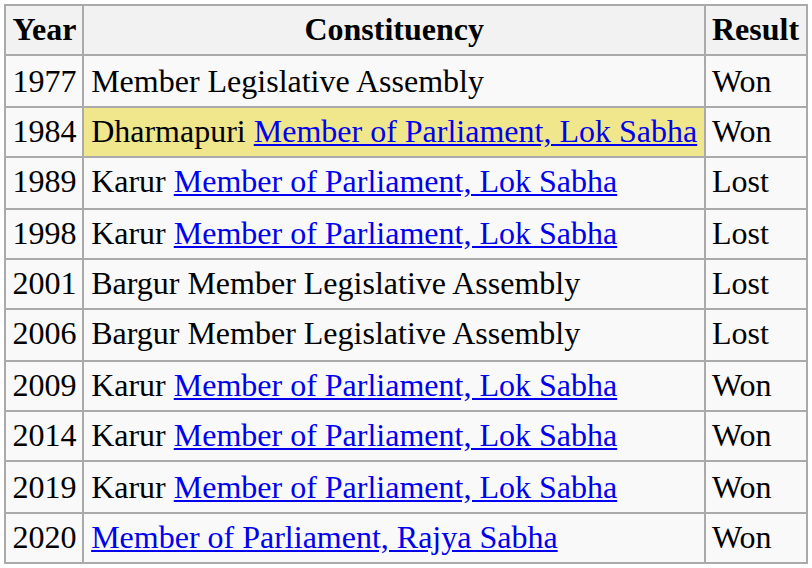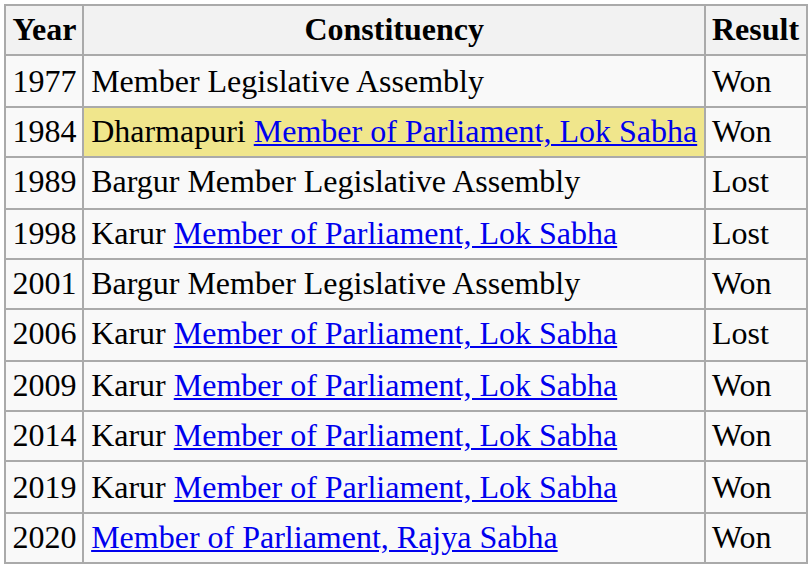(354, 182) Karur Member of Parliament, Lok Sabha -> (336, 182) Bargur Member Legislative Assembly
(740, 283) Lost -> (742, 283) Won
(336, 334) Bargur Member Legislative Assembly -> (354, 334) Karur Member of Parliament, Lok Sabha
